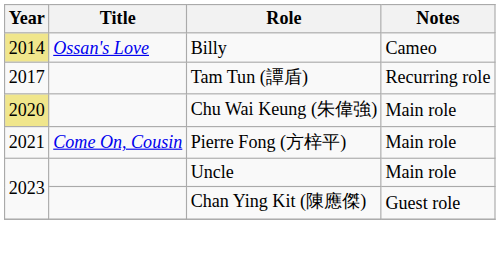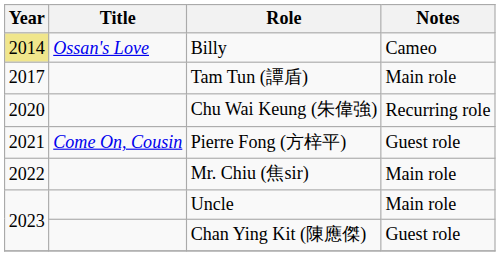(438, 77) Recurring role -> (421, 77) Main role
(27, 109) khaki background -> (27, 109) no background
(421, 109) Main role -> (438, 109) Recurring role
(421, 142) Main role -> (423, 142) Guest role
+ row: (250, 173)
